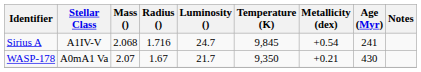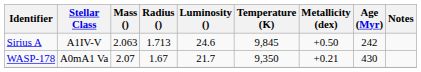(125, 42) 2.068 -> (125, 42) 2.063
(158, 42) 1.716 -> (158, 42) 1.713
(206, 42) 24.7 -> (206, 42) 24.6
(326, 42) +0.54 -> (326, 42) +0.50
(369, 42) 241 -> (369, 42) 242
